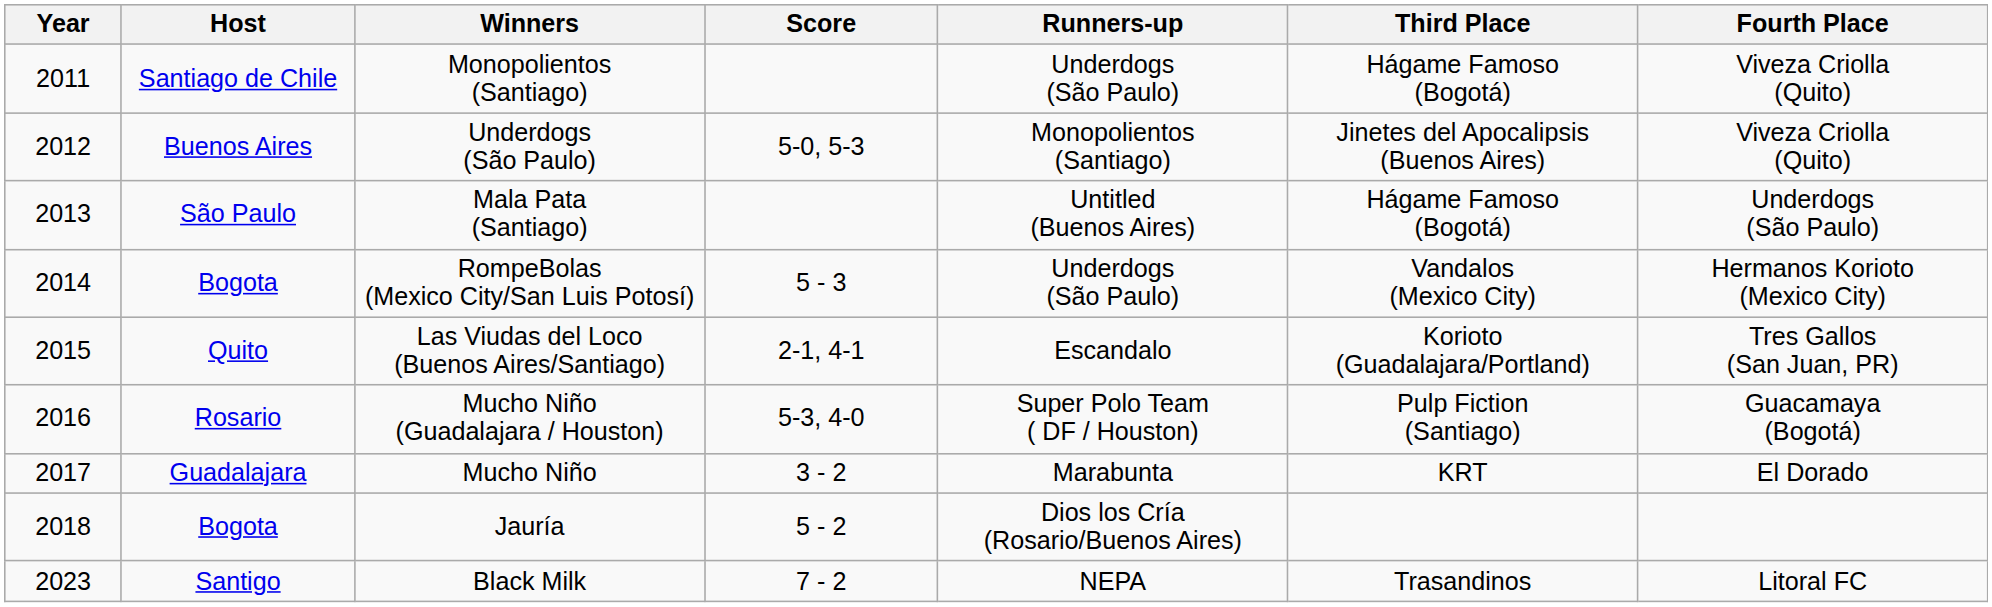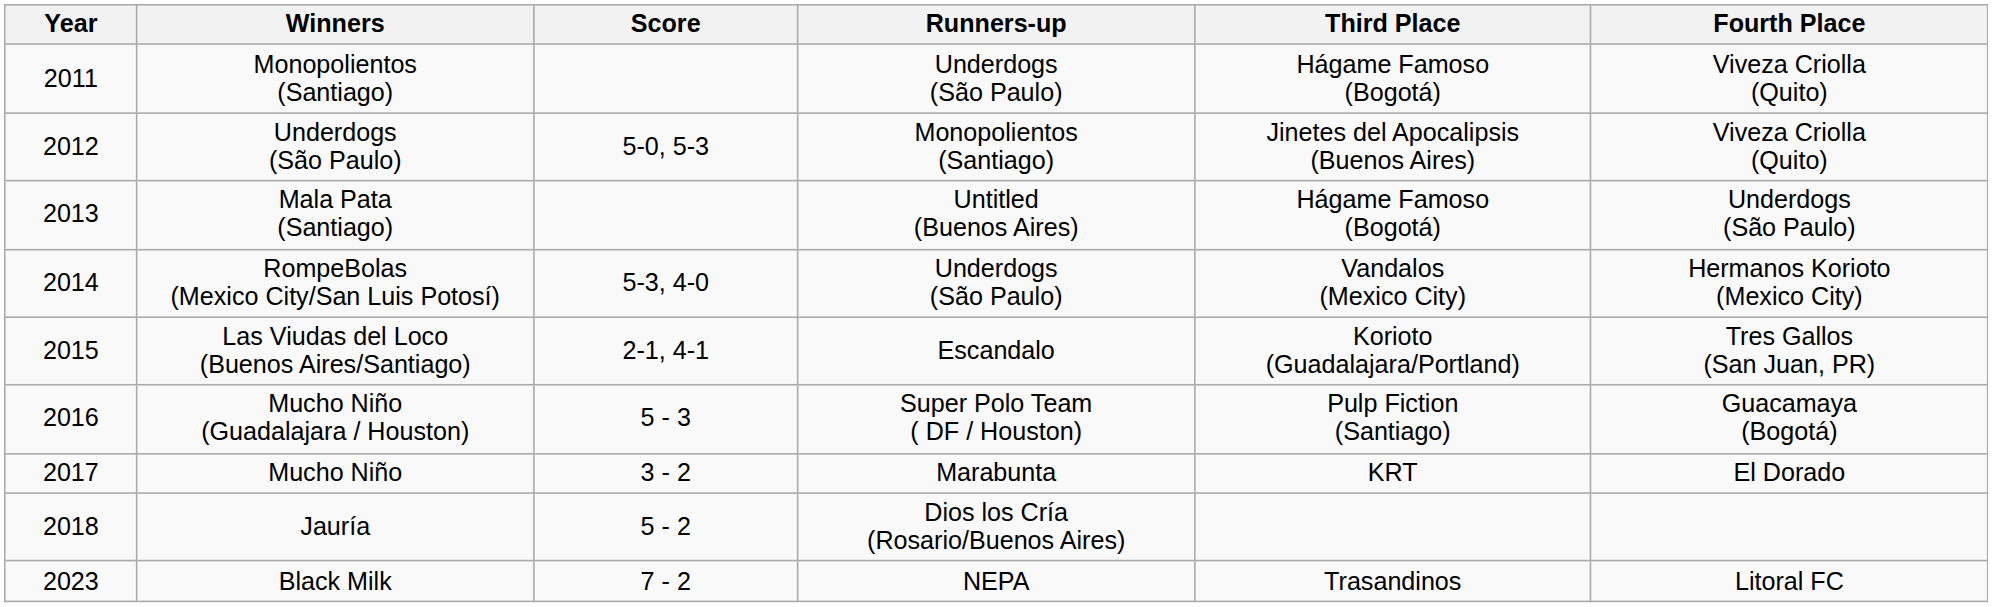- column: (238, 24)
(821, 282) 5 - 3 -> (666, 282) 5-3, 4-0
(821, 418) 5-3, 4-0 -> (666, 418) 5 - 3
